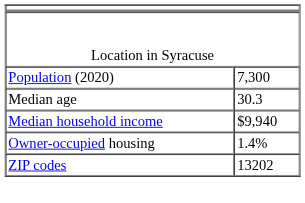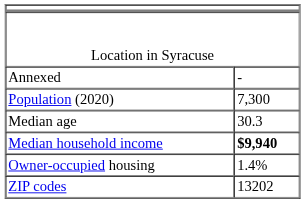+ row: (35, 77)
(257, 121) normal -> (257, 143) bold
